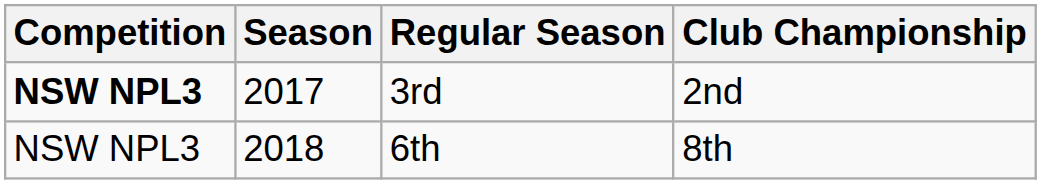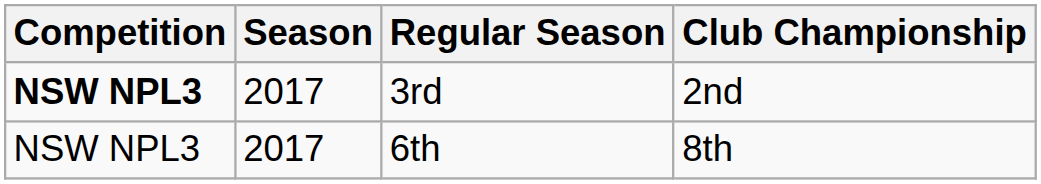(284, 149) 2018 -> (284, 149) 2017
